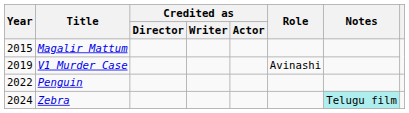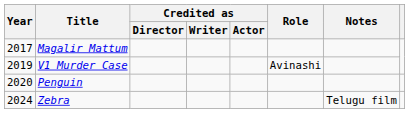(20, 48) 2015 -> (20, 48) 2017
(20, 83) 2022 -> (20, 83) 2020
(362, 100) paleturquoise background -> (362, 100) no background
